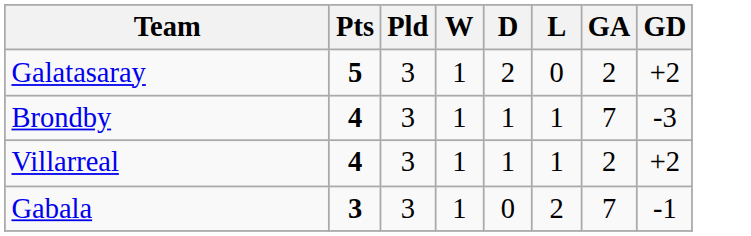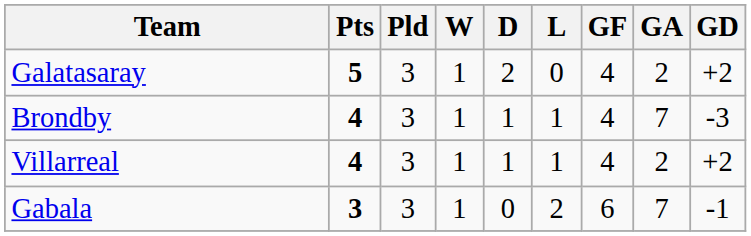+ column: (607, 27)
